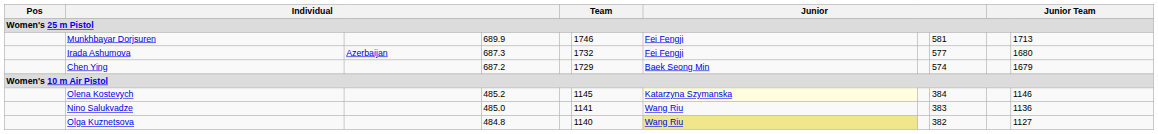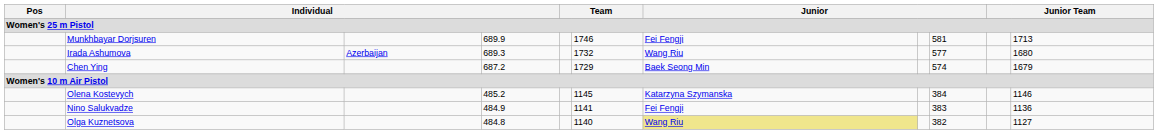(494, 53) 687.3 -> (494, 53) 689.3
(664, 53) Fei Fengji -> (664, 53) Wang Riu
(689, 95) lightyellow background -> (689, 95) no background
(494, 109) 485.0 -> (494, 109) 484.9
(664, 109) Wang Riu -> (664, 109) Fei Fengji
